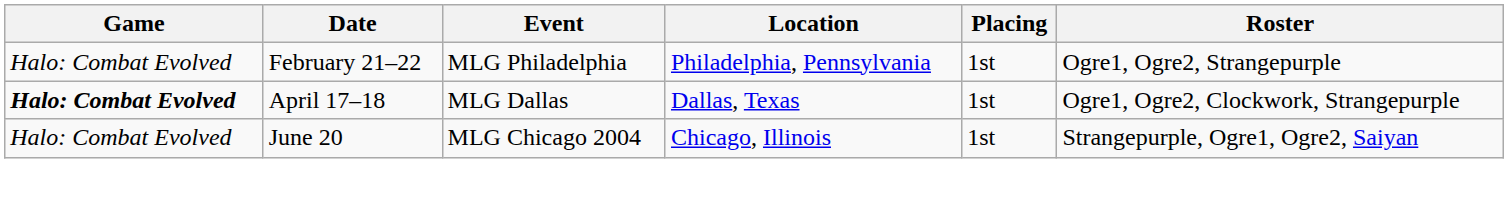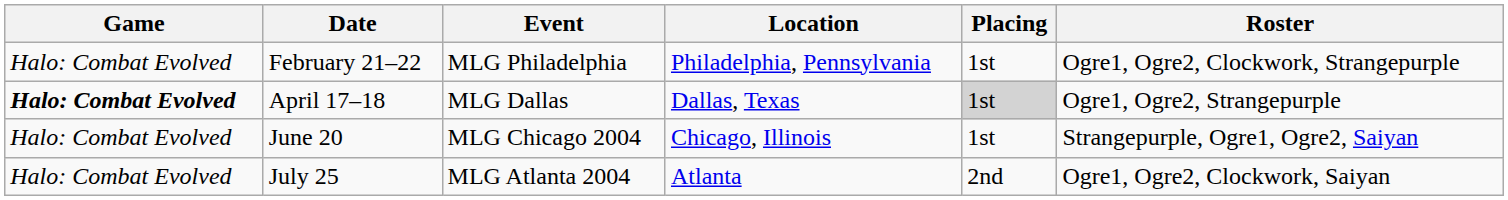(1202, 61) Ogre1, Ogre2, Strangepurple -> (1261, 61) Ogre1, Ogre2, Clockwork, Strangepurple
(981, 99) no background -> (981, 99) lightgrey background
(1261, 99) Ogre1, Ogre2, Clockwork, Strangepurple -> (1202, 99) Ogre1, Ogre2, Strangepurple
+ row: (304, 175)
